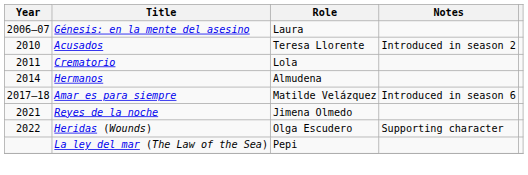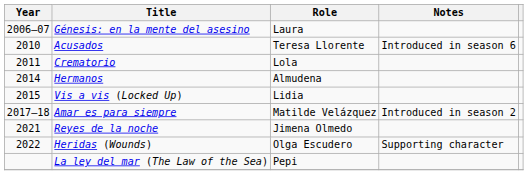(449, 46) Introduced in season 2 -> (449, 46) Introduced in season 6
+ row: (118, 95)
(449, 95) Introduced in season 6 -> (449, 112) Introduced in season 2
